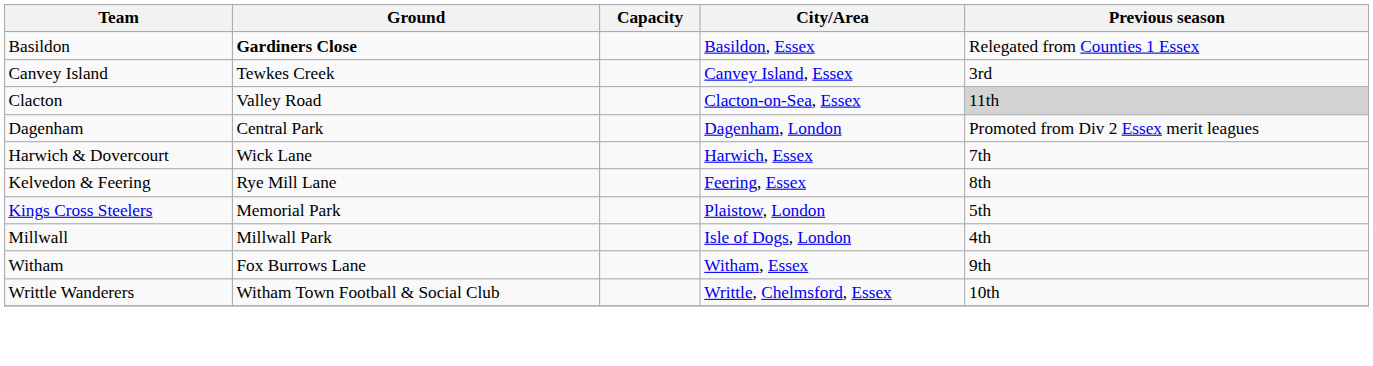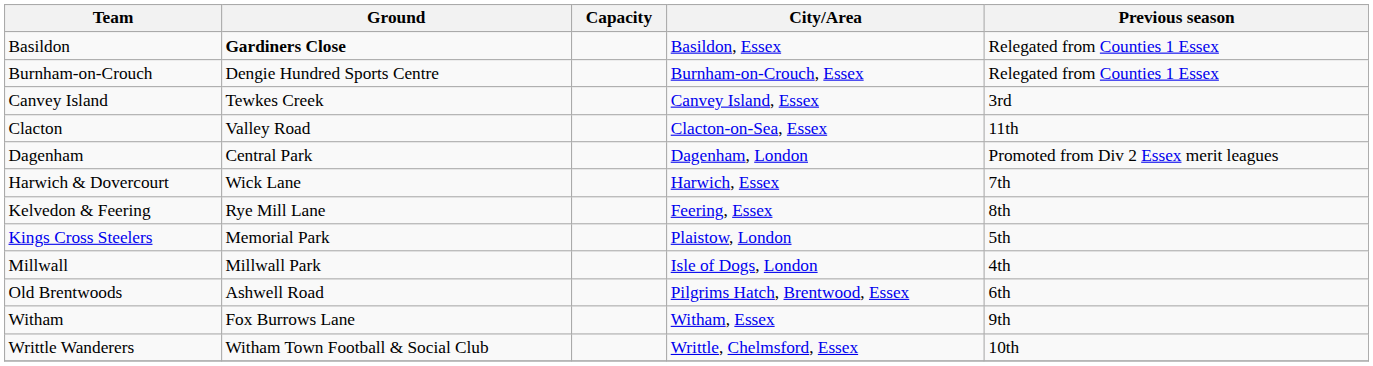+ row: (81, 73)
(984, 100) lightgrey background -> (1004, 127) no background
+ row: (65, 292)
